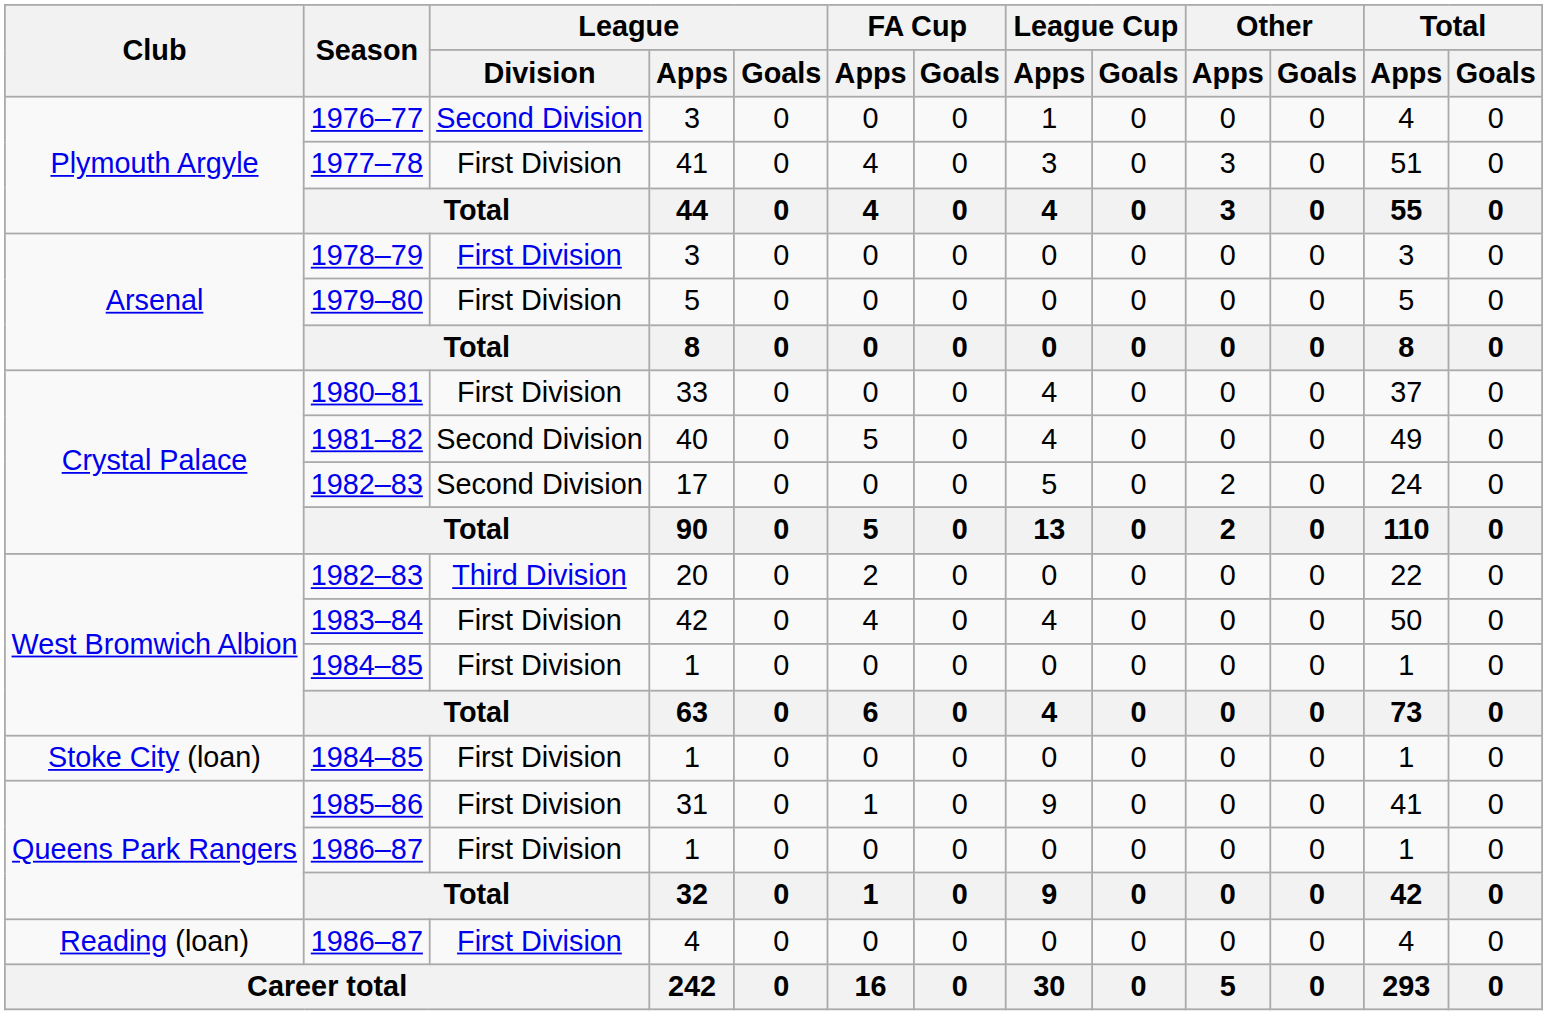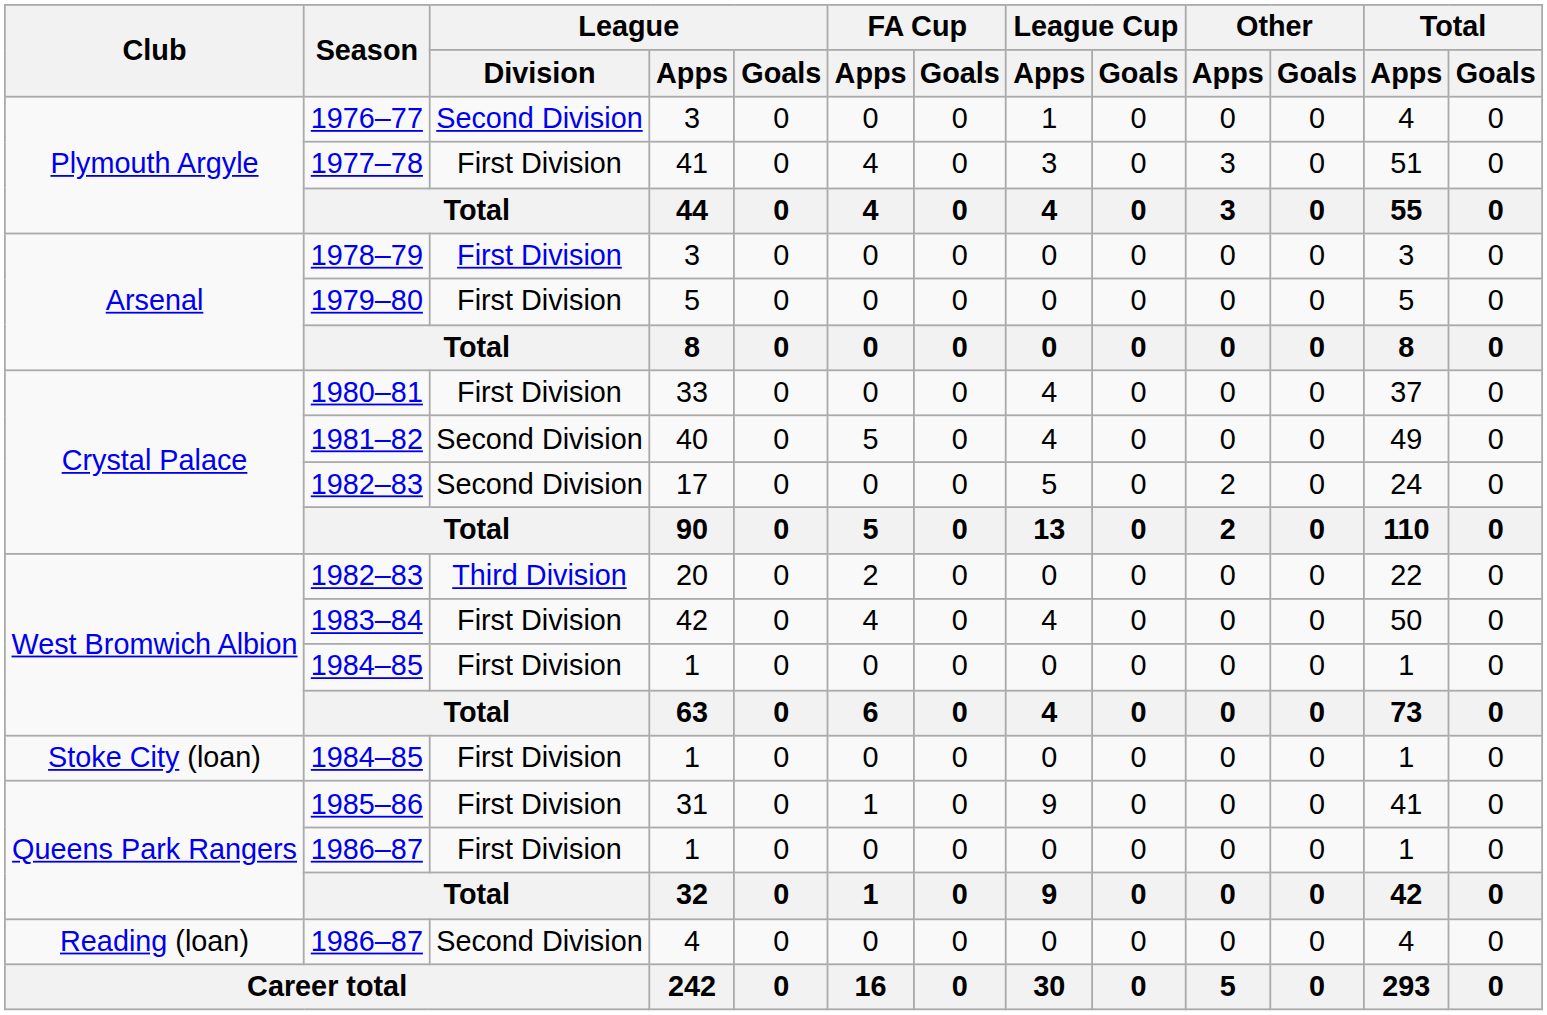(539, 940) First Division -> (539, 940) Second Division
